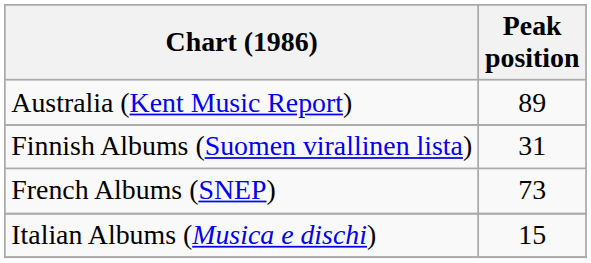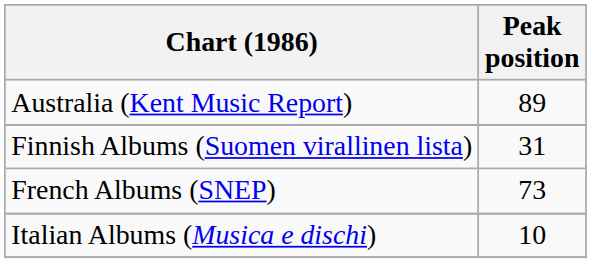(532, 234) 15 -> (532, 234) 10
